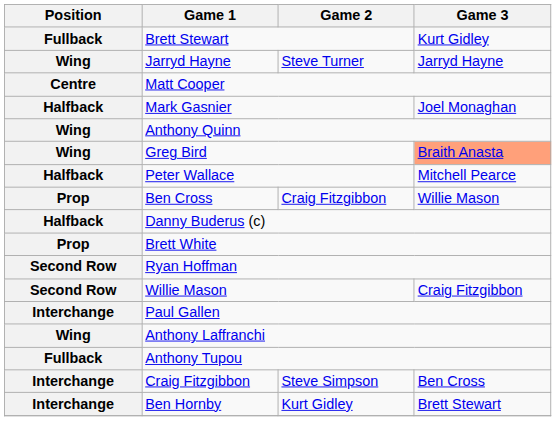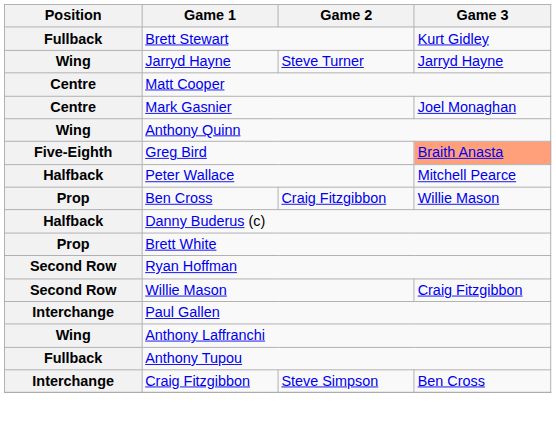(73, 107) Halfback -> (73, 107) Centre
(73, 152) Wing -> (73, 152) Five-Eighth
- row: (183, 404)
